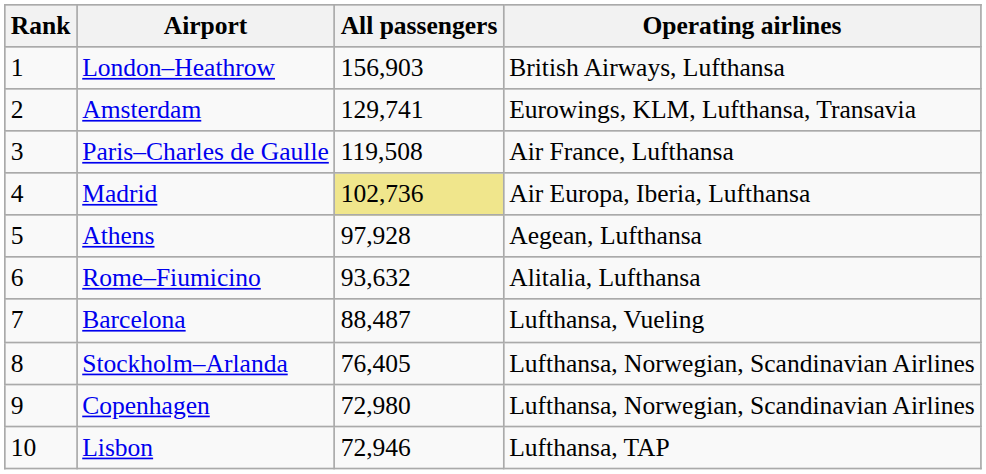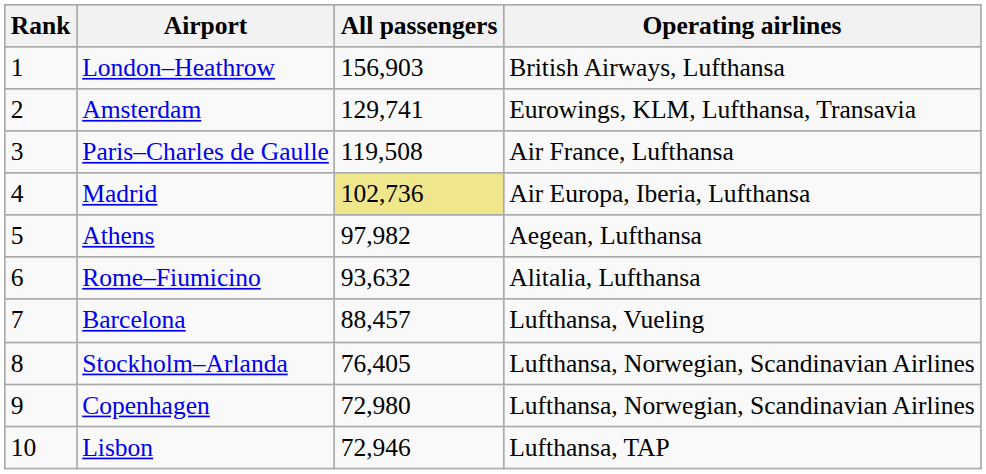(376, 236) 97,928 -> (376, 236) 97,982
(376, 320) 88,487 -> (376, 320) 88,457
